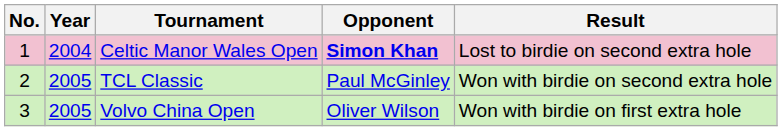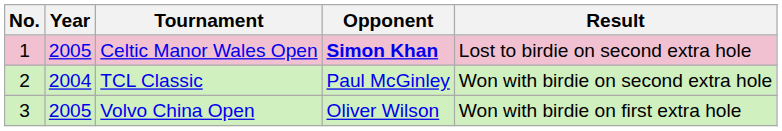(70, 50) 2004 -> (70, 50) 2005
(70, 81) 2005 -> (70, 81) 2004
